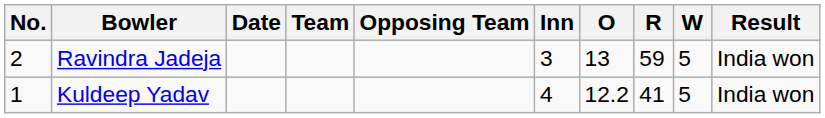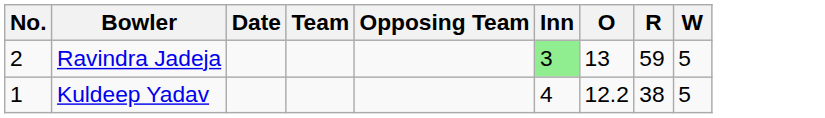- column: (766, 22)
(546, 58) no background -> (546, 58) lightgreen background
(652, 94) 41 -> (652, 94) 38
